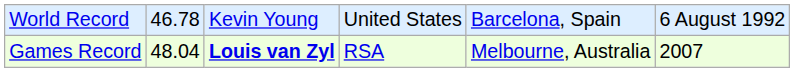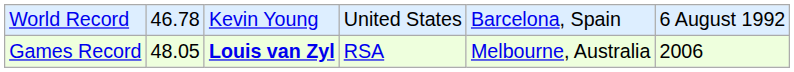(175, 51) 48.04 -> (175, 51) 48.05
(681, 51) 2007 -> (681, 51) 2006
